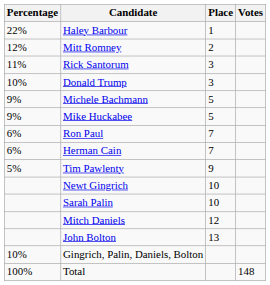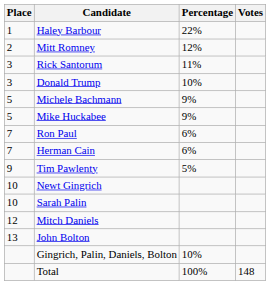columns swapped: (221, 13) <-> (32, 13)
